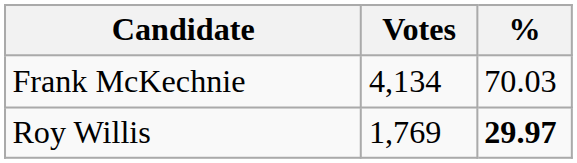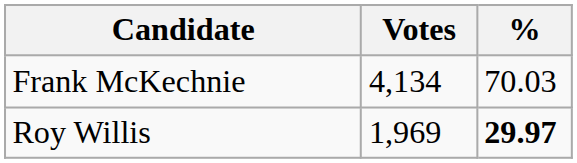(405, 132) 1,769 -> (405, 132) 1,969
